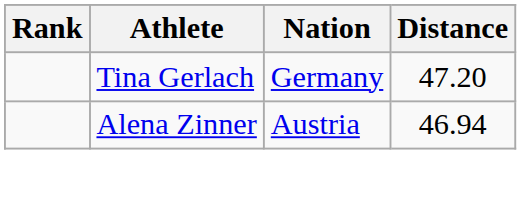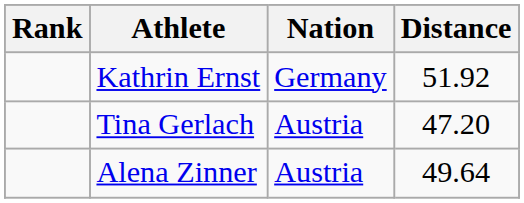+ row: (178, 76)
(327, 76) Germany -> (319, 124) Austria
(453, 124) 46.94 -> (456, 172) 49.64
